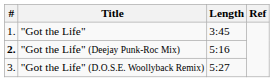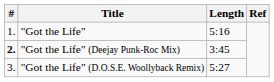(219, 31) 3:45 -> (219, 31) 5:16
(219, 49) 5:16 -> (219, 49) 3:45
